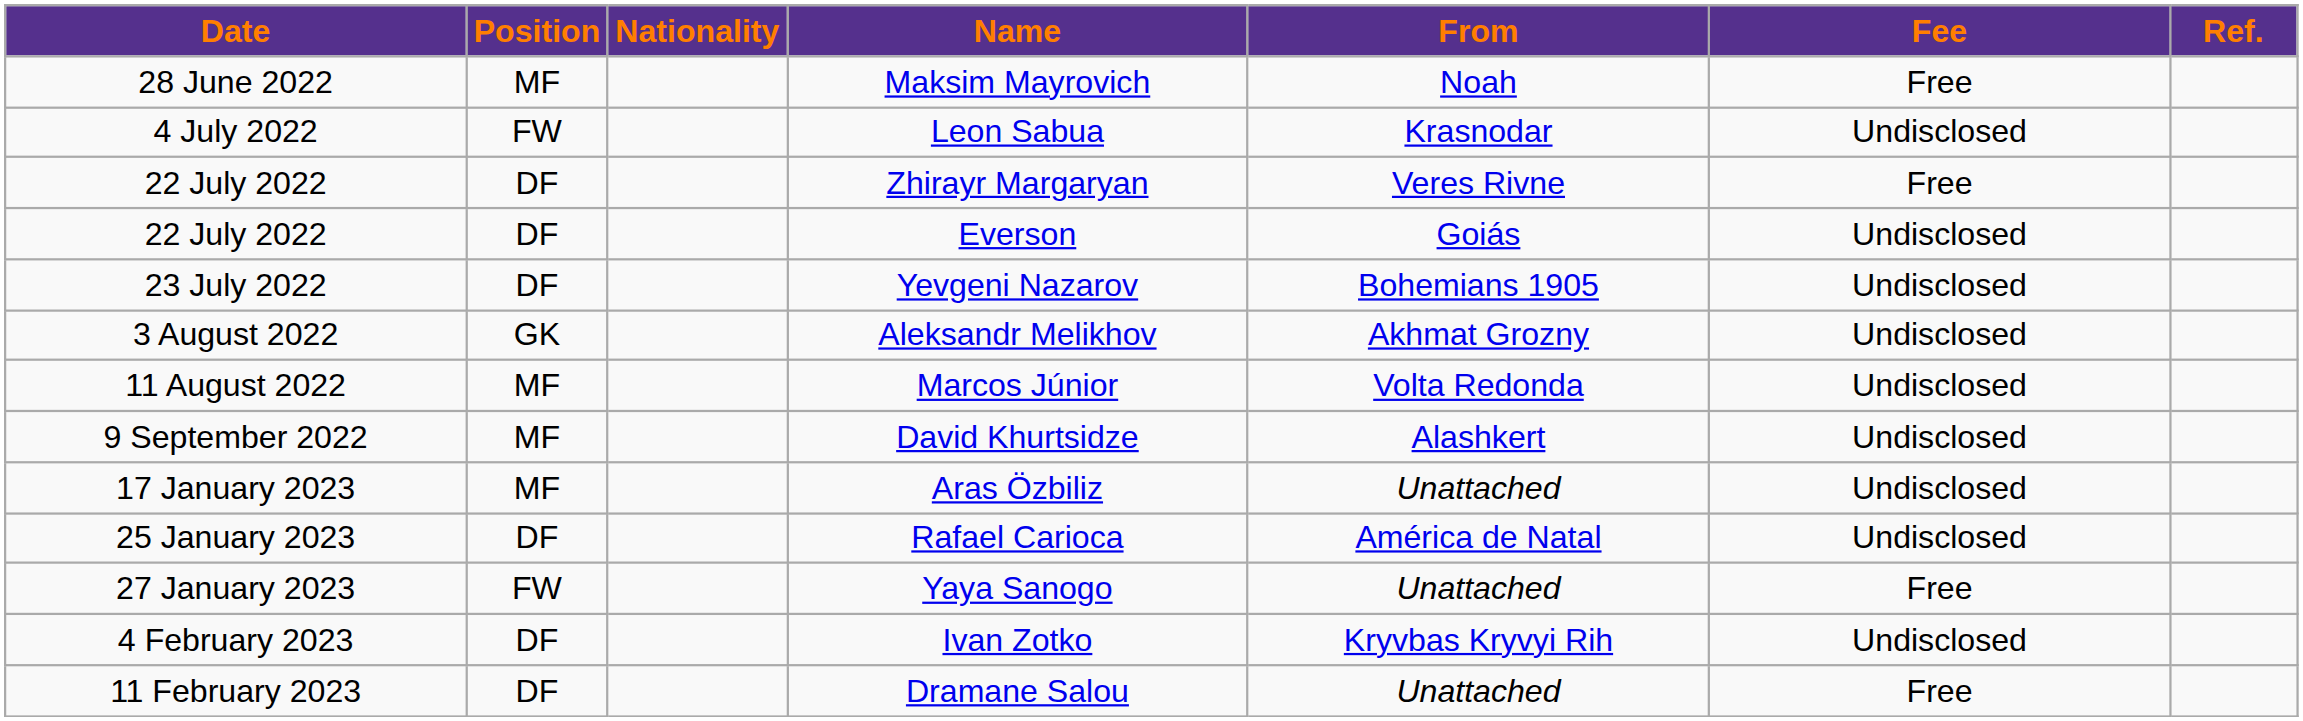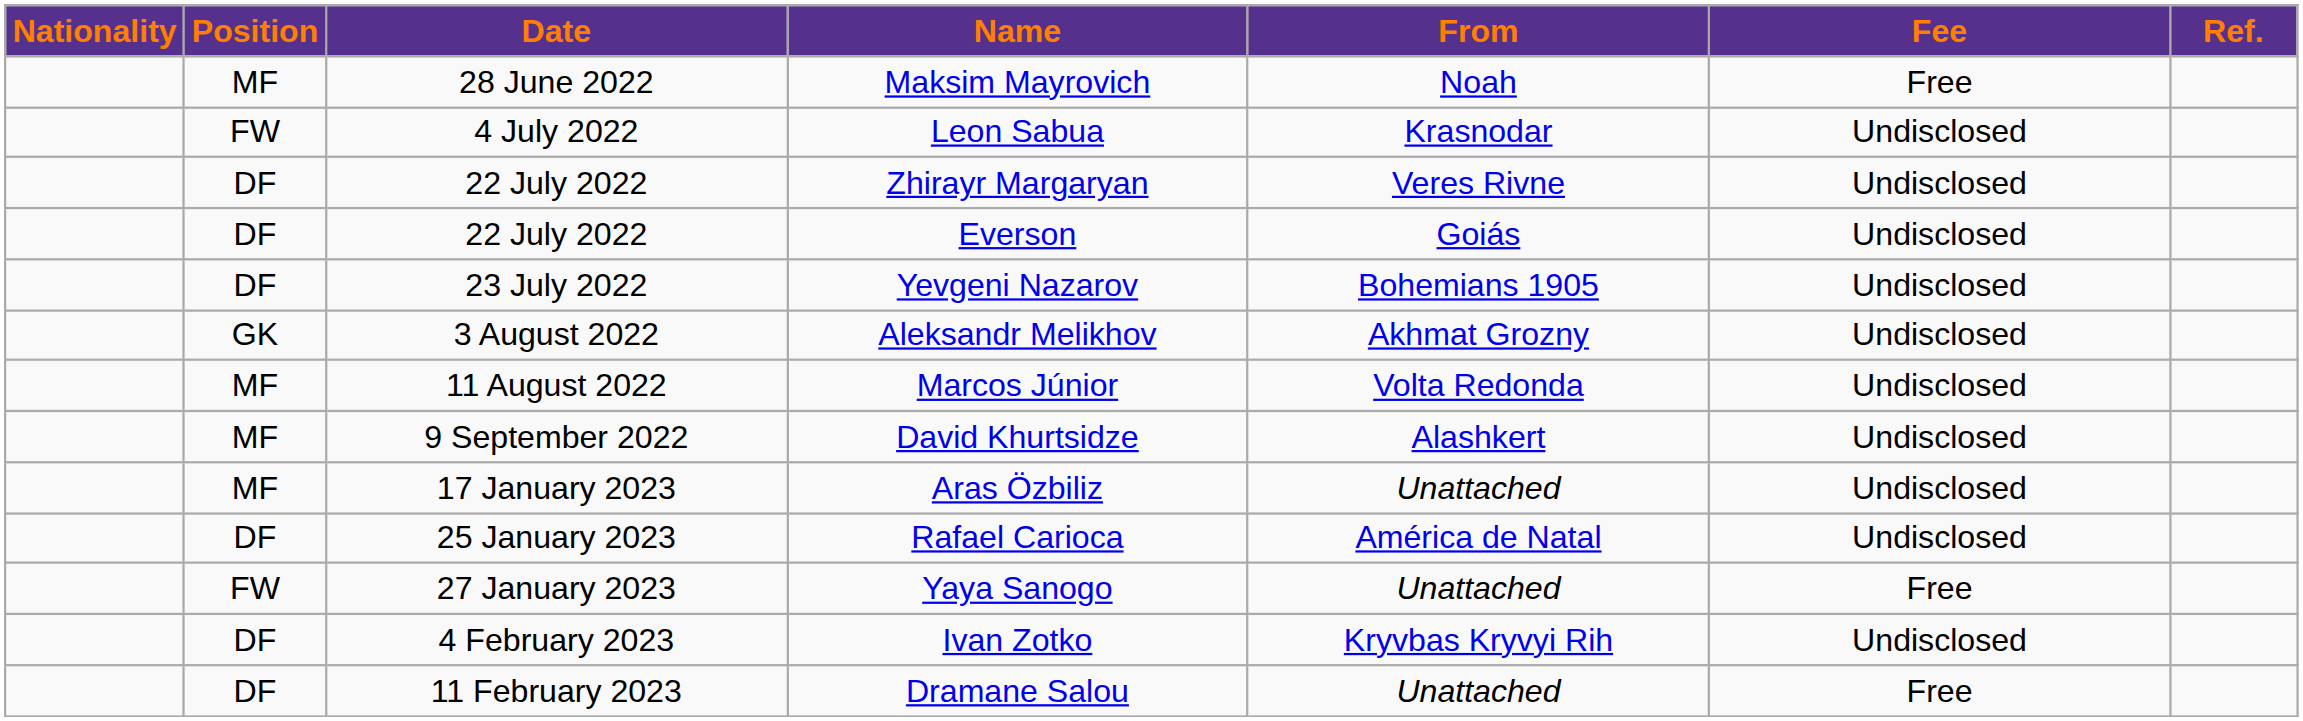columns swapped: (236, 31) <-> (697, 31)
(1940, 183) Free -> (1940, 183) Undisclosed
